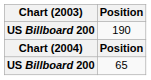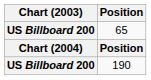rows swapped: (121, 65) <-> (121, 30)
